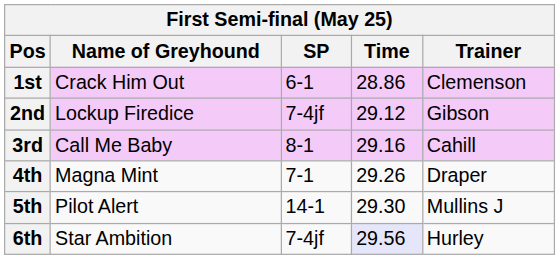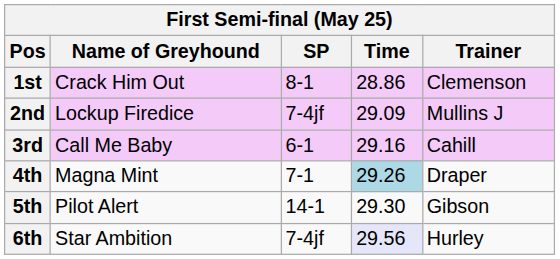(300, 82) 6-1 -> (300, 82) 8-1
(381, 113) 29.12 -> (381, 113) 29.09
(458, 113) Gibson -> (465, 113) Mullins J
(300, 144) 8-1 -> (300, 144) 6-1
(381, 176) no background -> (381, 176) lightblue background
(465, 207) Mullins J -> (458, 207) Gibson
